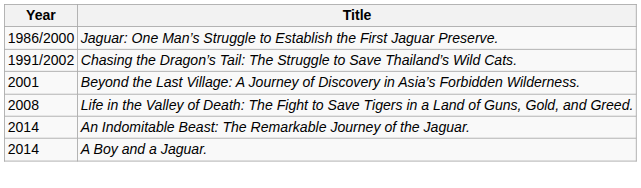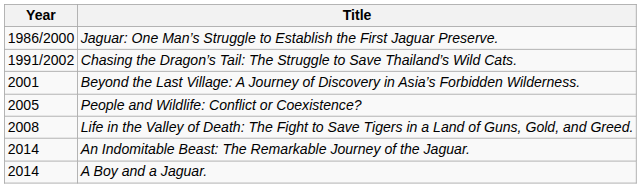+ row: (221, 104)
